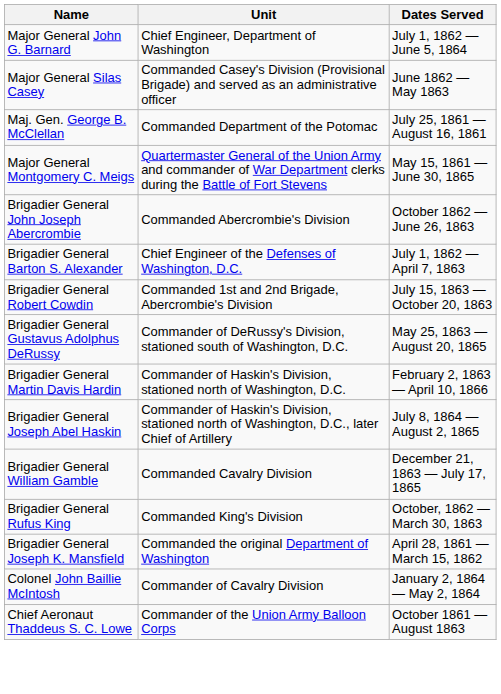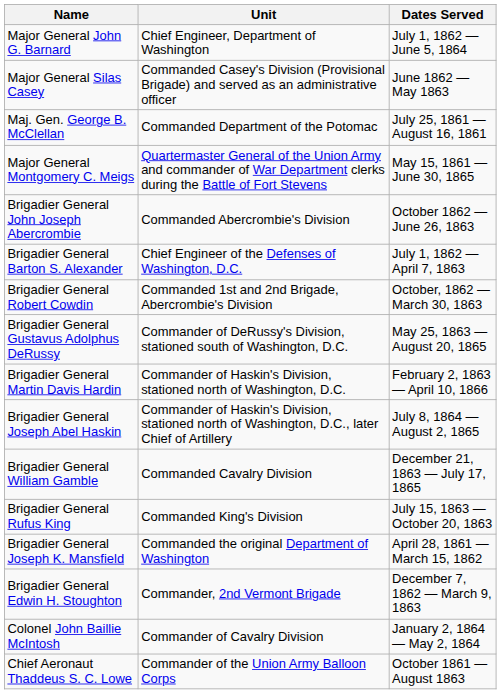(442, 297) July 15, 1863 — October 20, 1863 -> (441, 297) October, 1862 — March 30, 1863
(441, 516) October, 1862 — March 30, 1863 -> (442, 516) July 15, 1863 — October 20, 1863
+ row: (65, 594)
